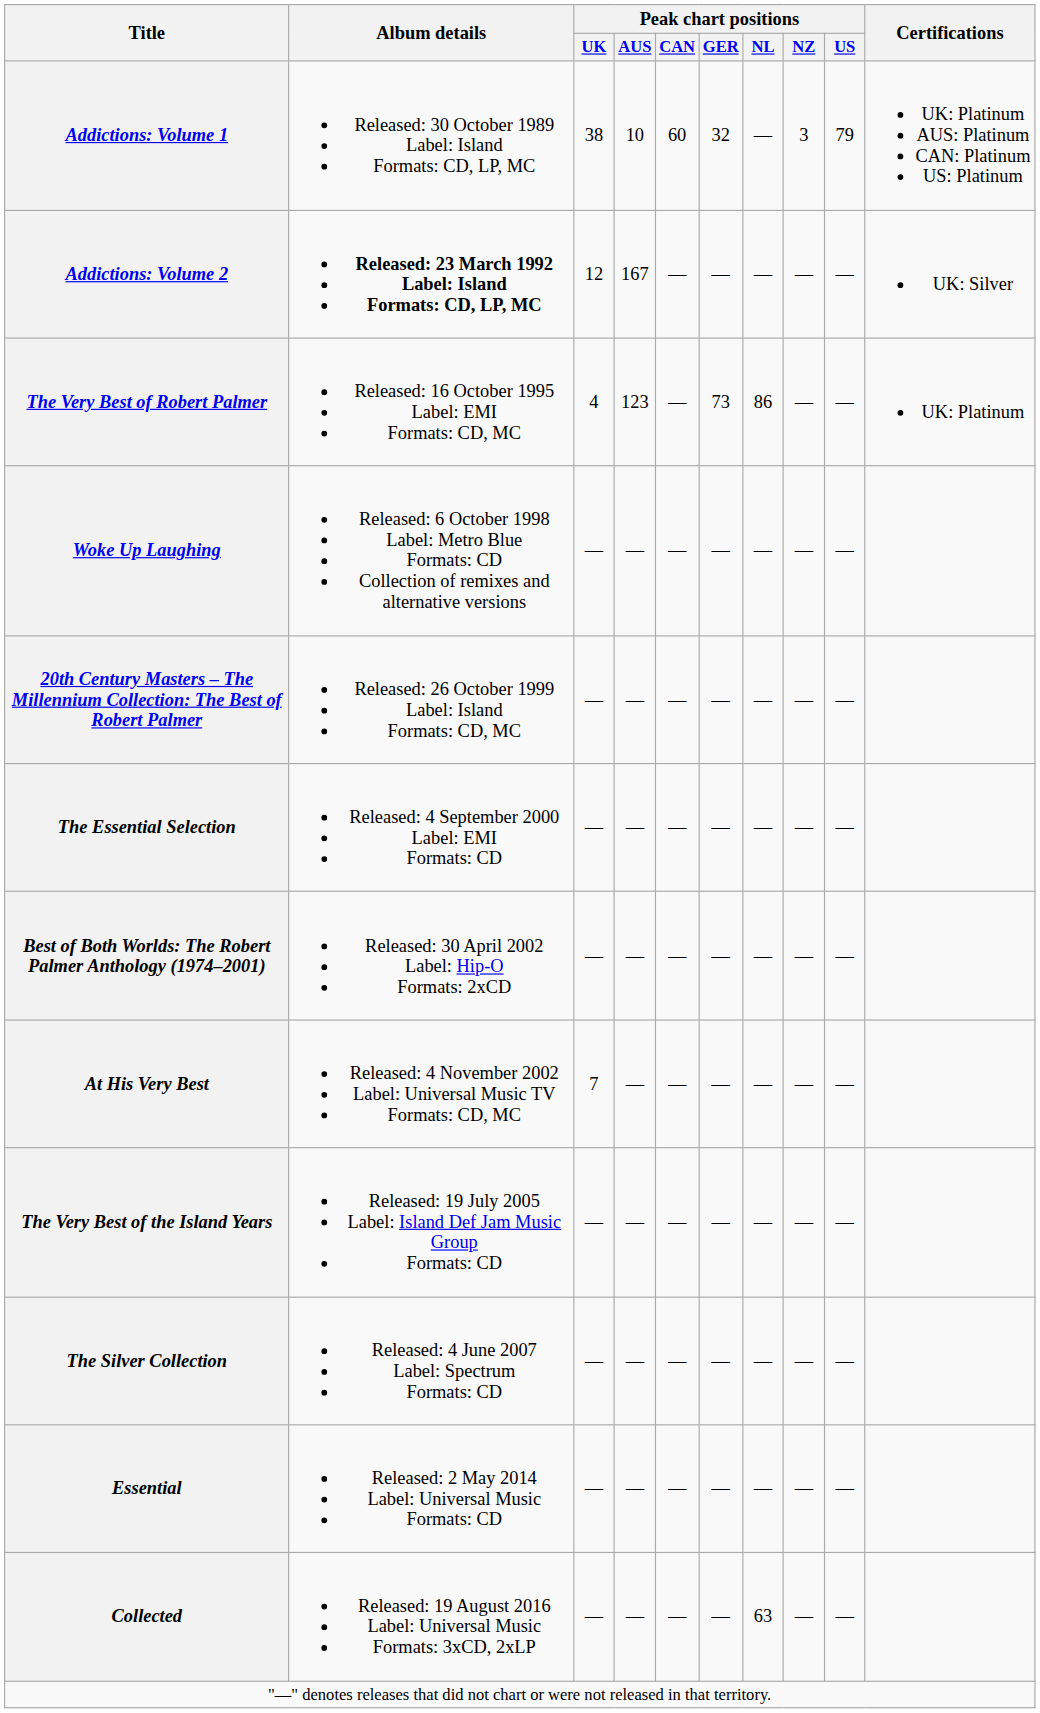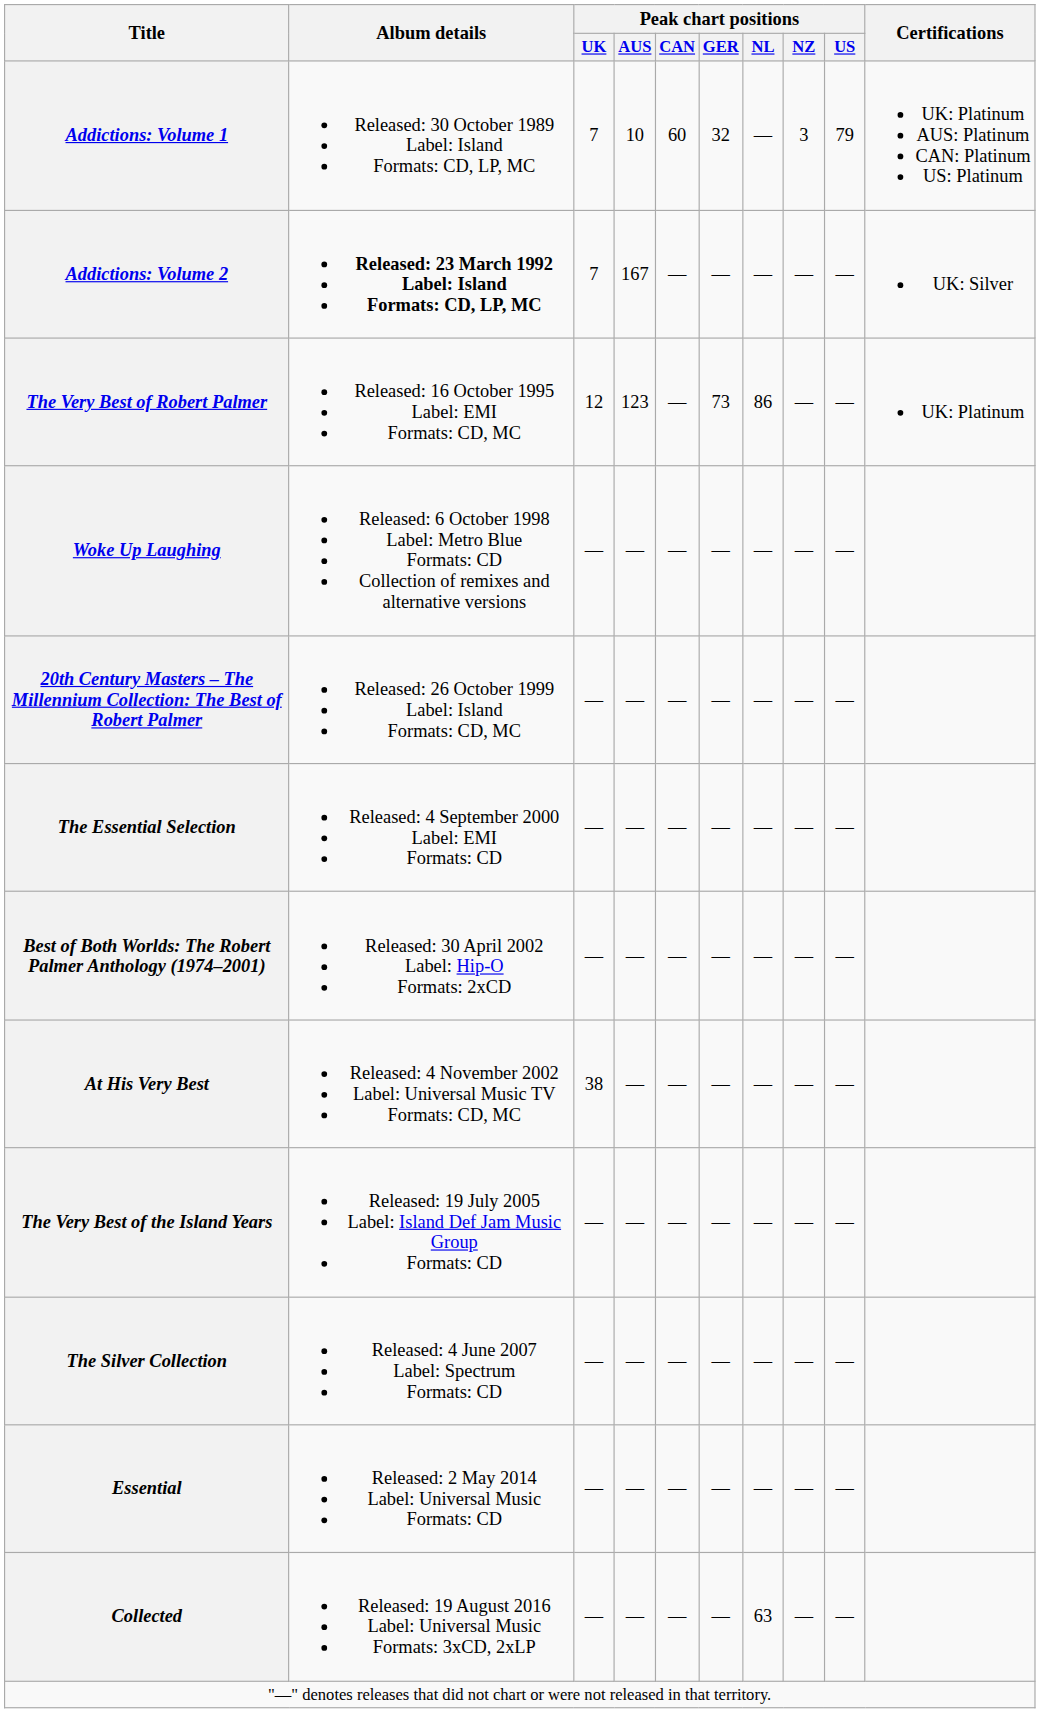(594, 135) 38 -> (594, 135) 7
(594, 273) 12 -> (594, 273) 7
(594, 401) 4 -> (594, 401) 12
(594, 1083) 7 -> (594, 1083) 38
